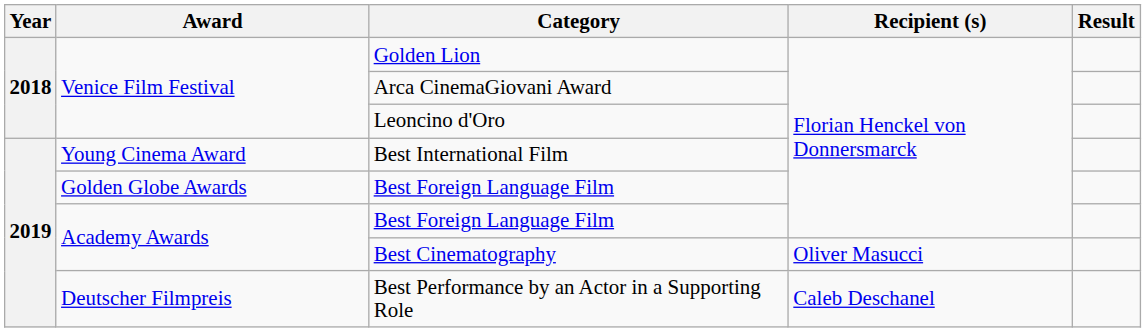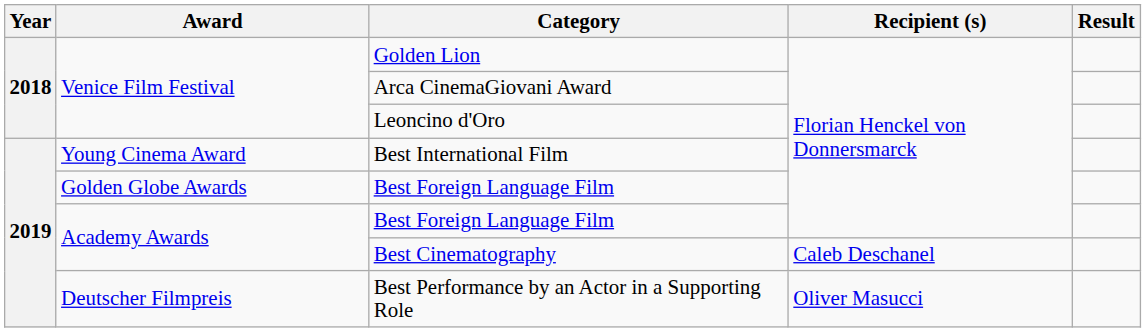(858, 253) Oliver Masucci -> (864, 253) Caleb Deschanel
(864, 298) Caleb Deschanel -> (858, 298) Oliver Masucci
